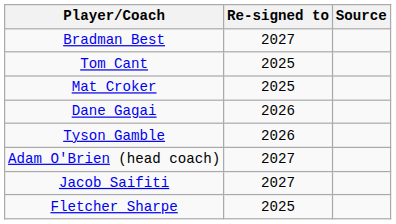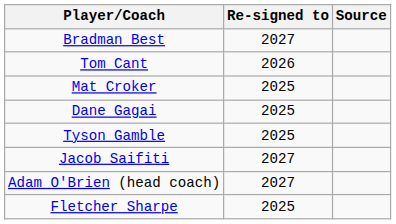(278, 64) 2025 -> (278, 64) 2026
(278, 111) 2026 -> (278, 111) 2025
(278, 135) 2026 -> (278, 135) 2025
rows swapped: (114, 159) <-> (114, 183)
